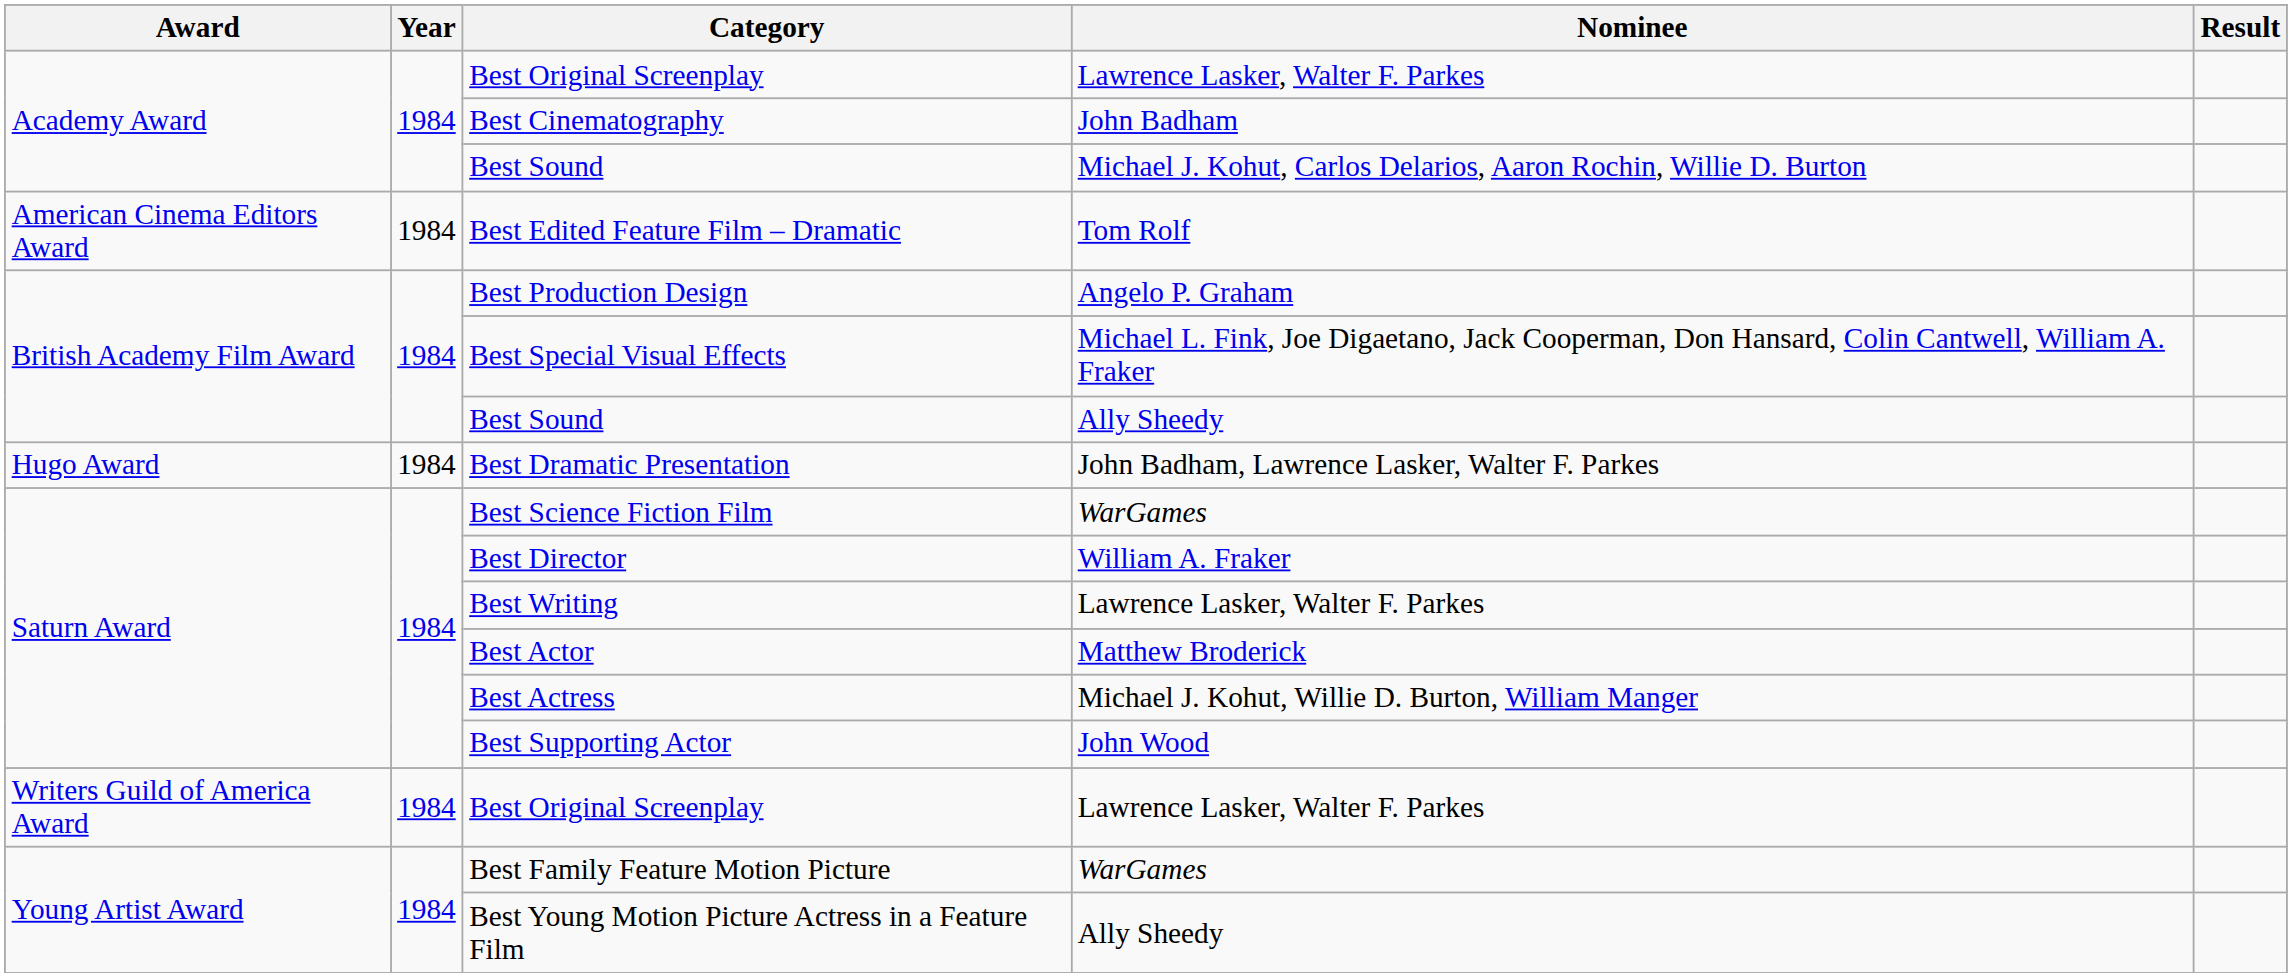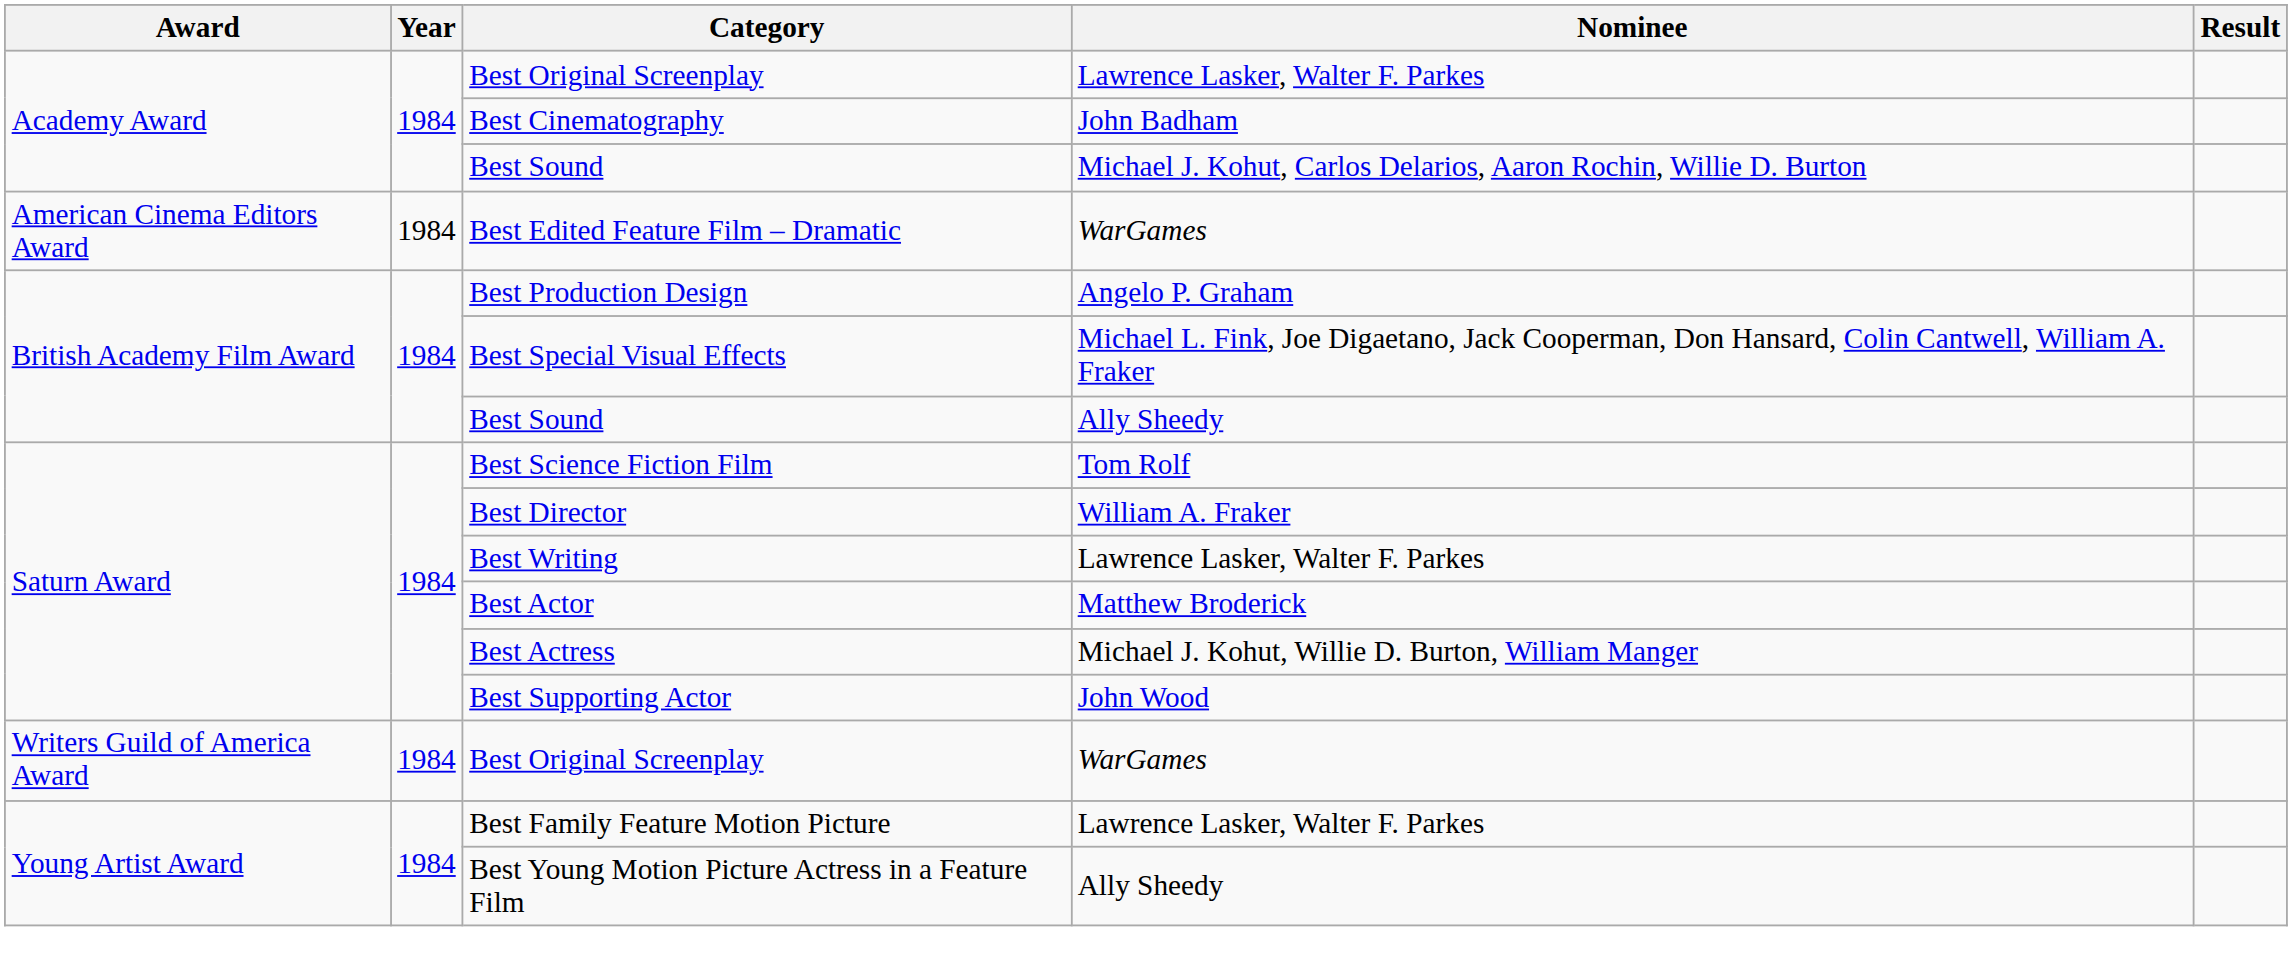(1134, 229) Tom Rolf -> (1142, 229) WarGames
- row: (86, 465)
(1142, 511) WarGames -> (1134, 465) Tom Rolf
(1281, 806) Lawrence Lasker, Walter F. Parkes -> (1142, 760) WarGames
(1142, 869) WarGames -> (1281, 823) Lawrence Lasker, Walter F. Parkes
